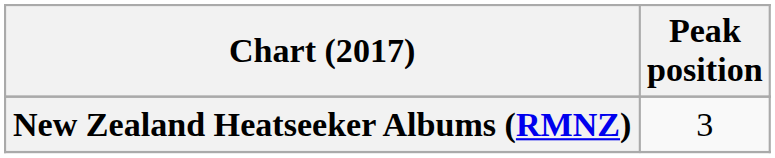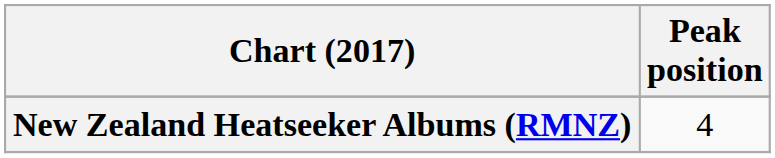(705, 123) 3 -> (705, 123) 4
